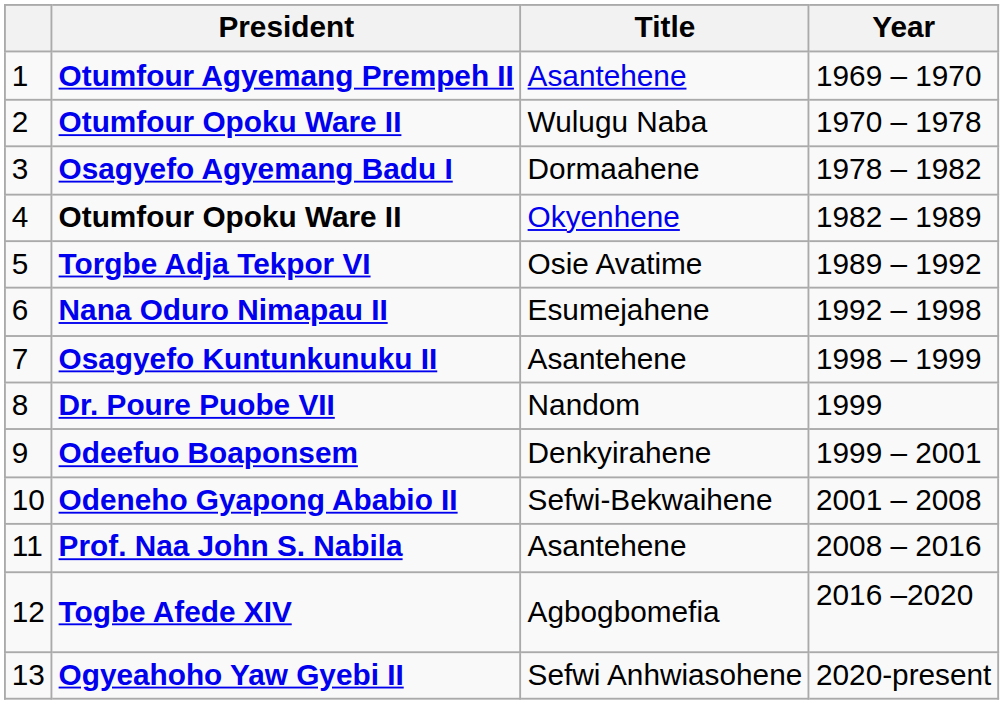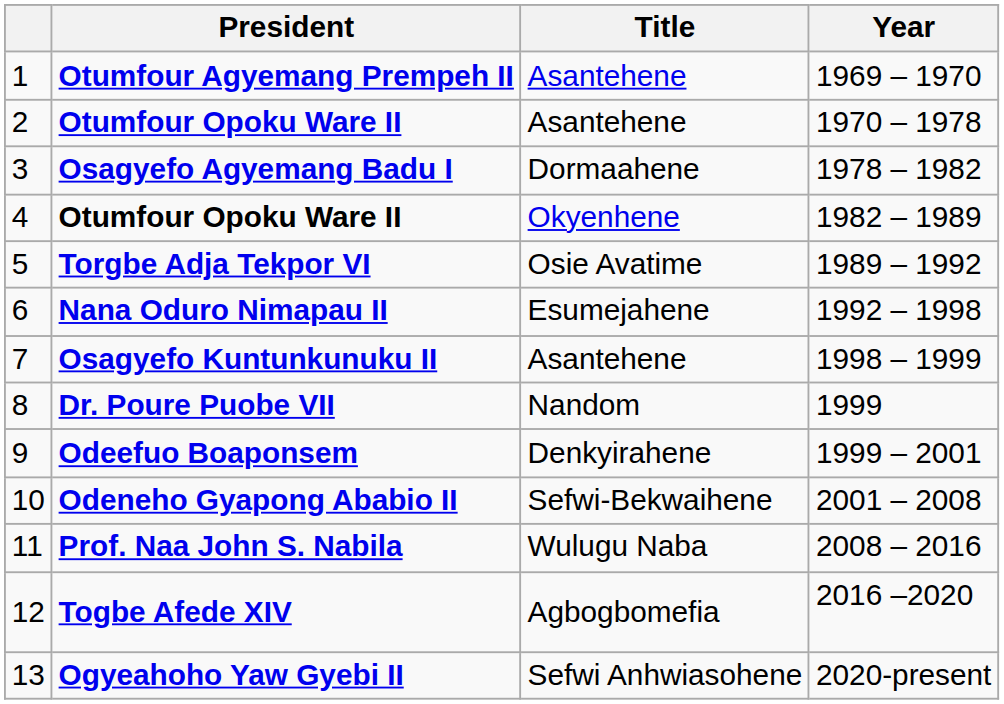(618, 122) Wulugu Naba -> (607, 122) Asantehene
(607, 547) Asantehene -> (618, 547) Wulugu Naba
